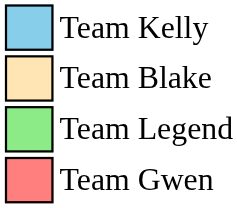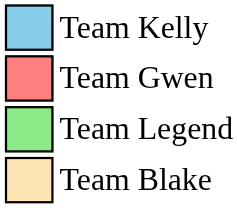rows swapped: (137, 179) <-> (136, 77)
